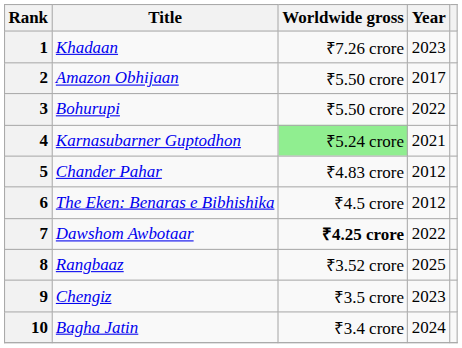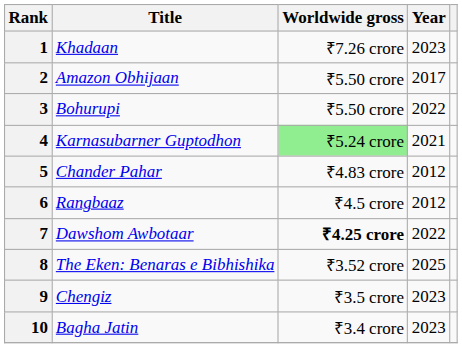(165, 202) The Eken: Benaras e Bibhishika -> (90, 202) Rangbaaz
(90, 264) Rangbaaz -> (165, 264) The Eken: Benaras e Bibhishika
(429, 327) 2024 -> (429, 327) 2023
